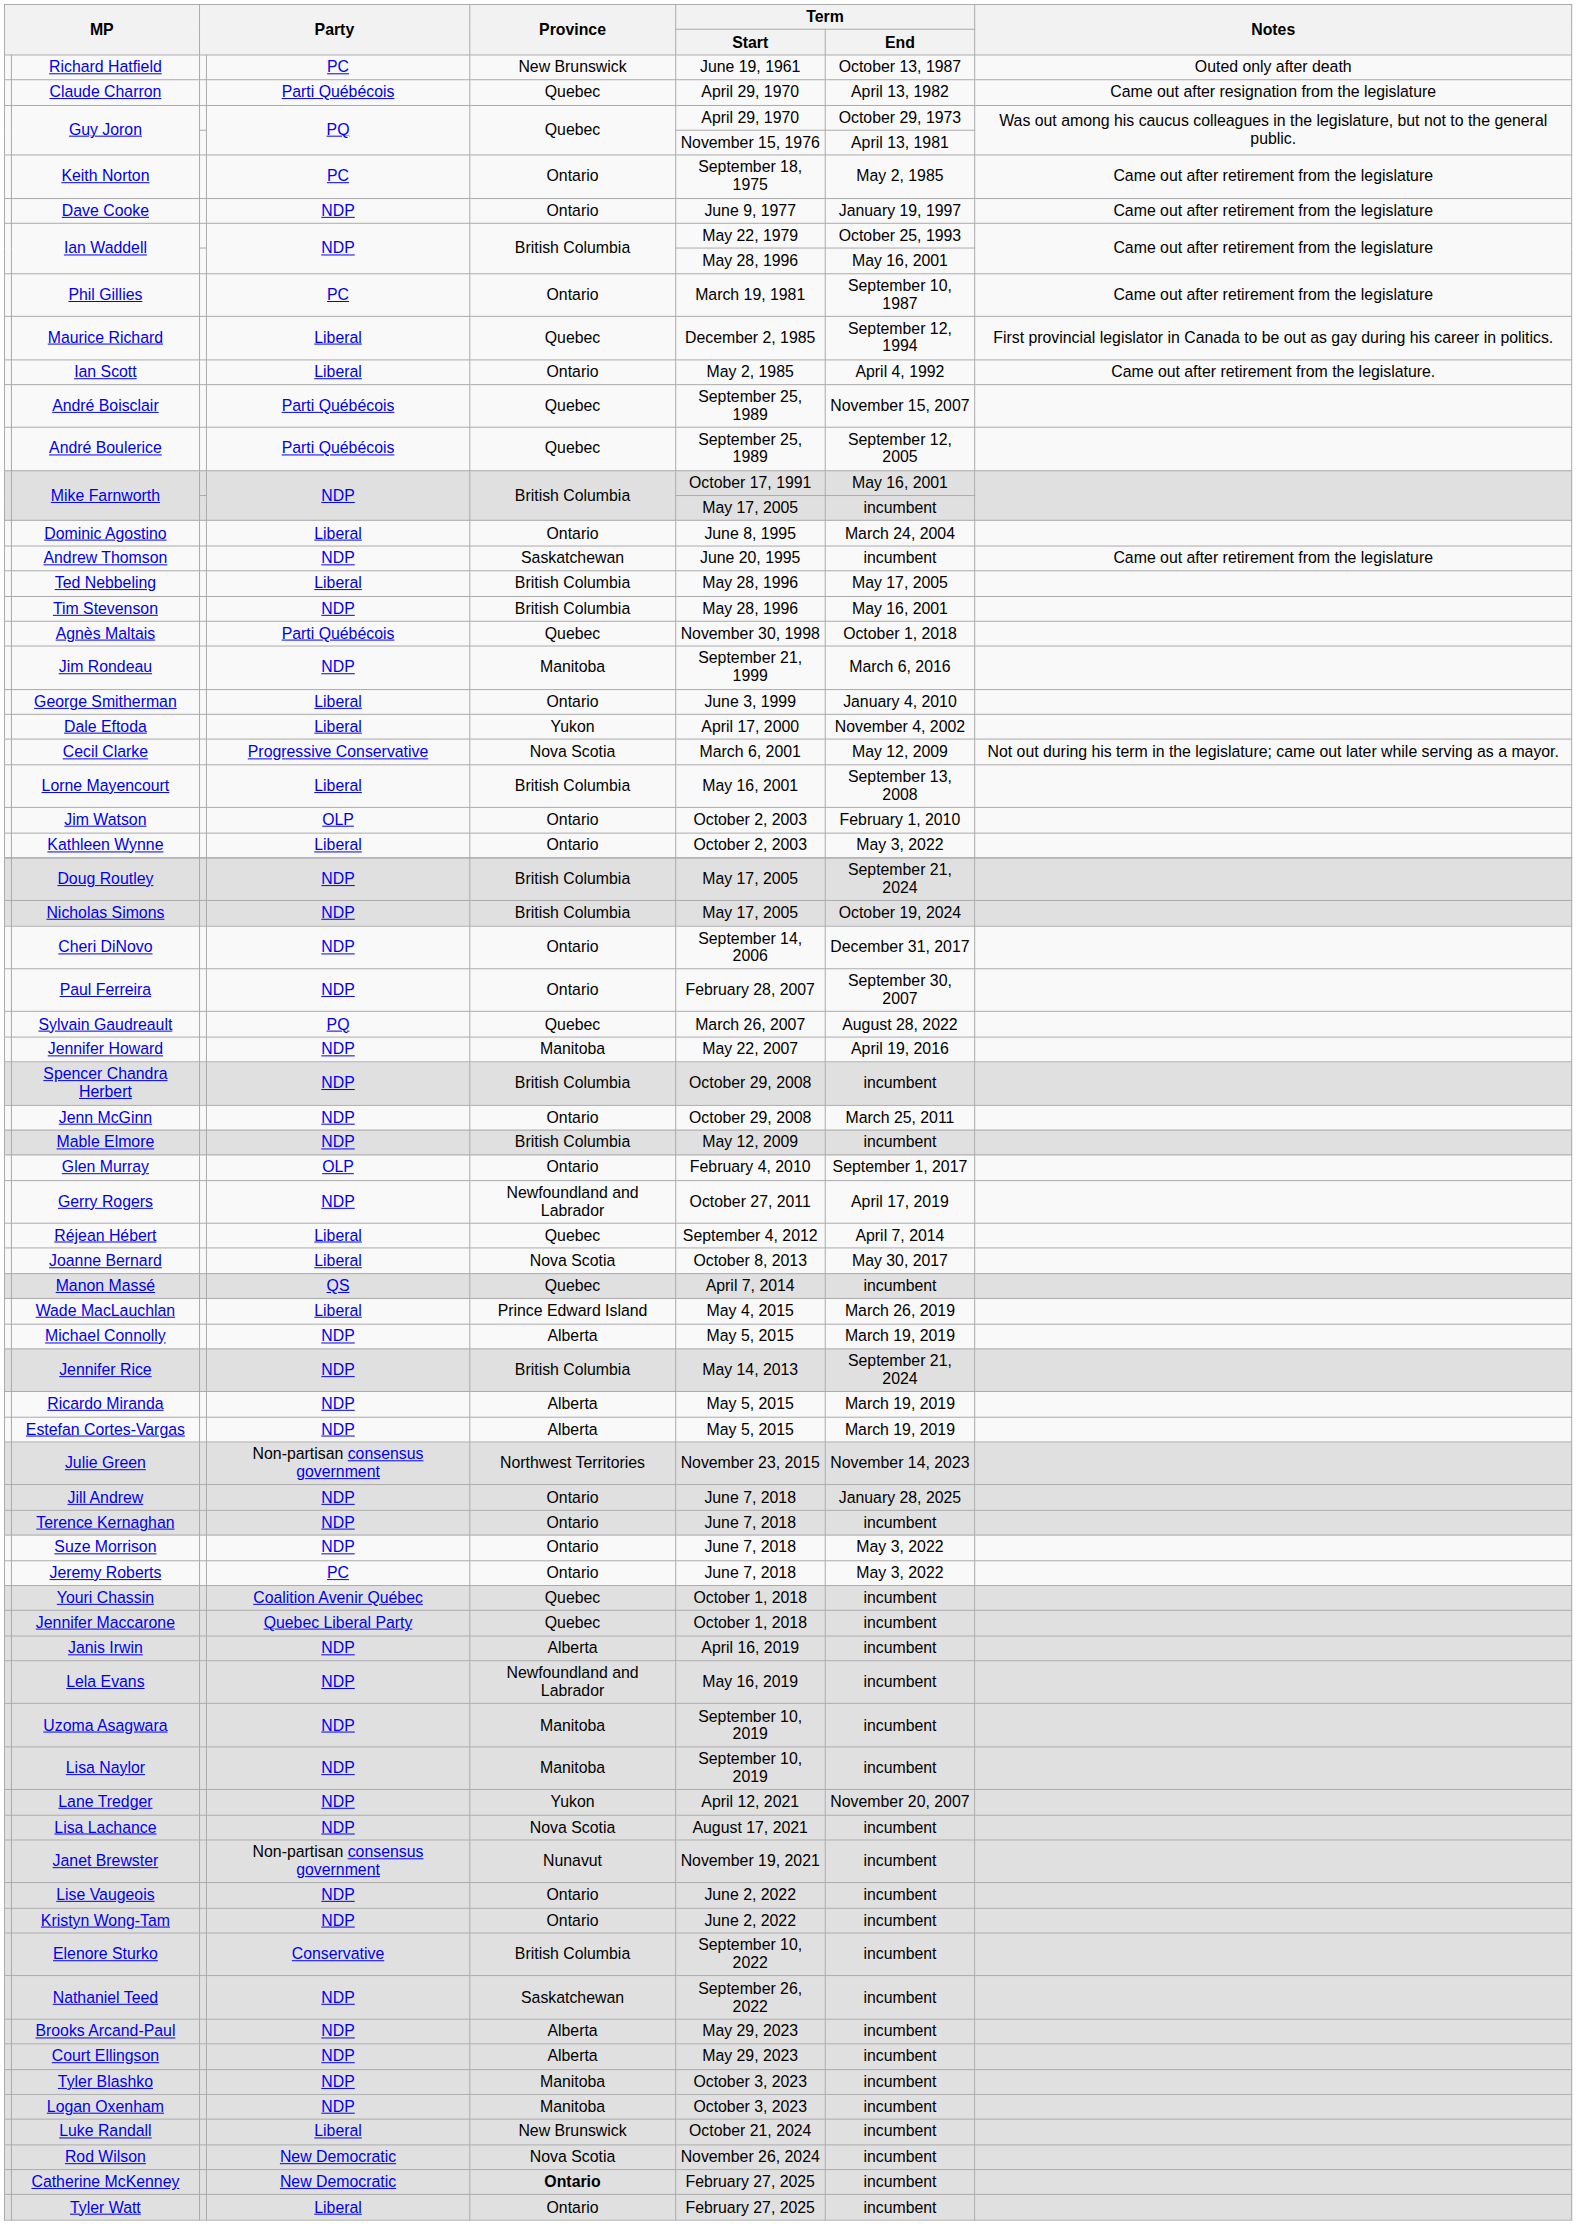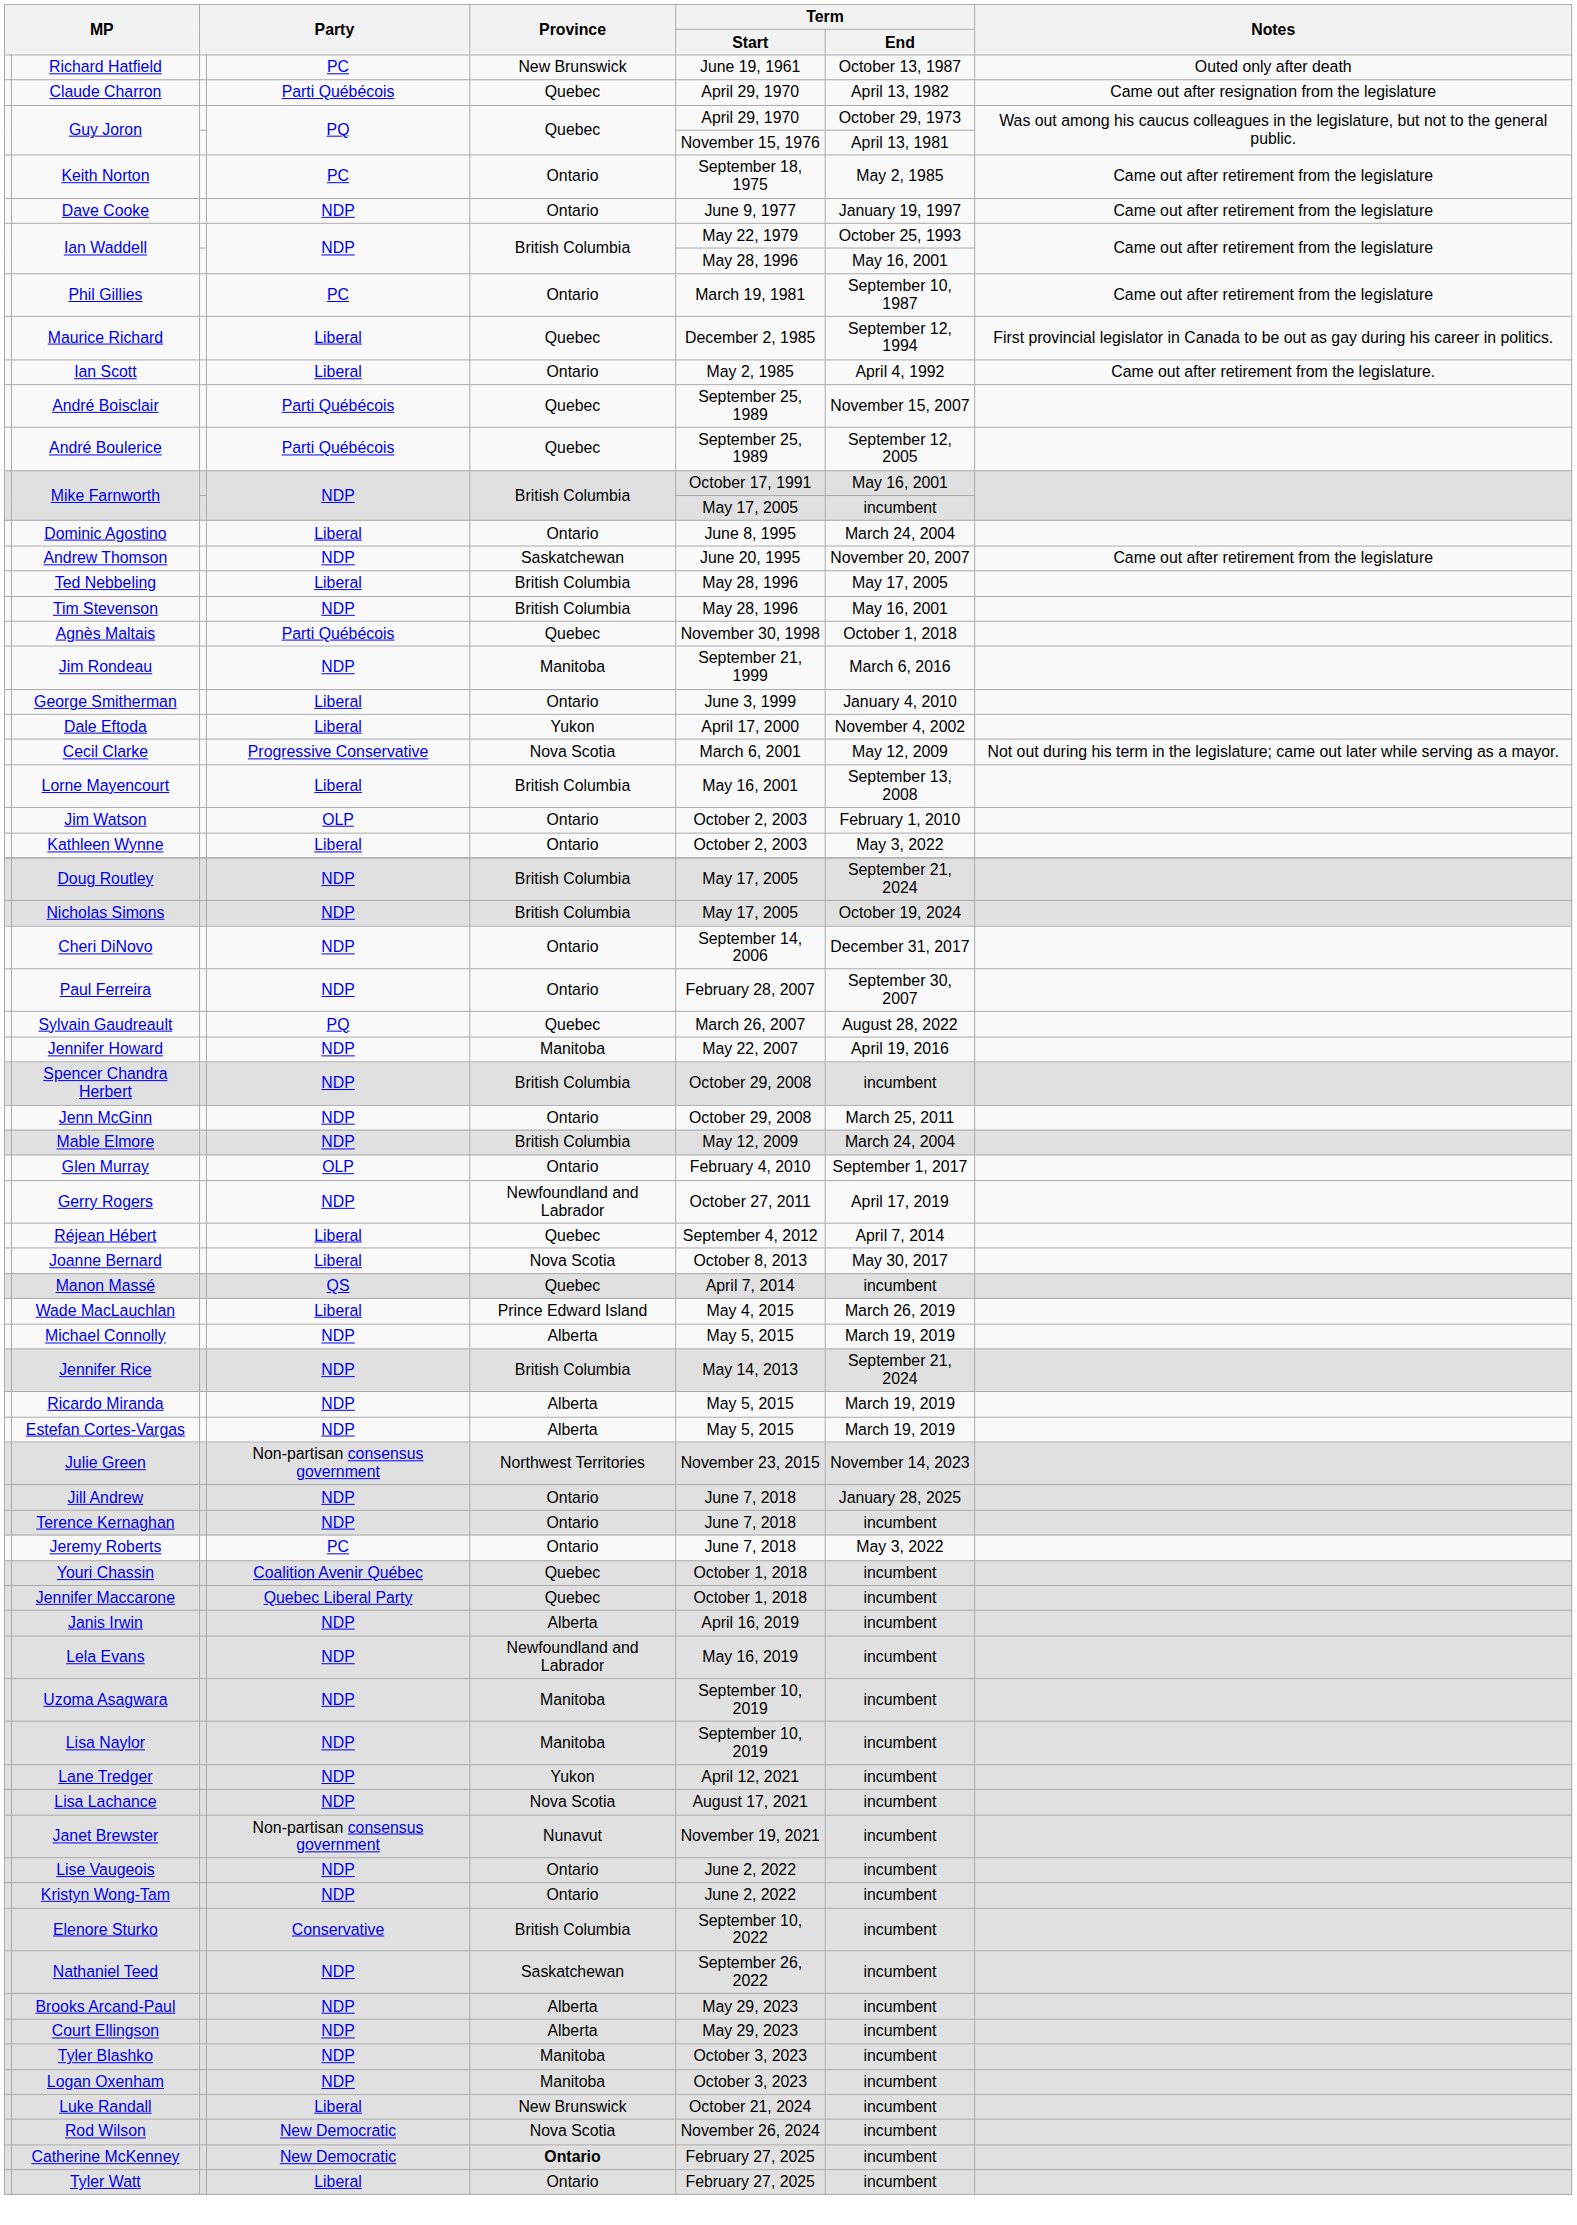(900, 558) incumbent -> (900, 558) November 20, 2007
(900, 1142) incumbent -> (900, 1142) March 24, 2004
- row: (105, 1547)
(900, 1802) November 20, 2007 -> (900, 1777) incumbent
